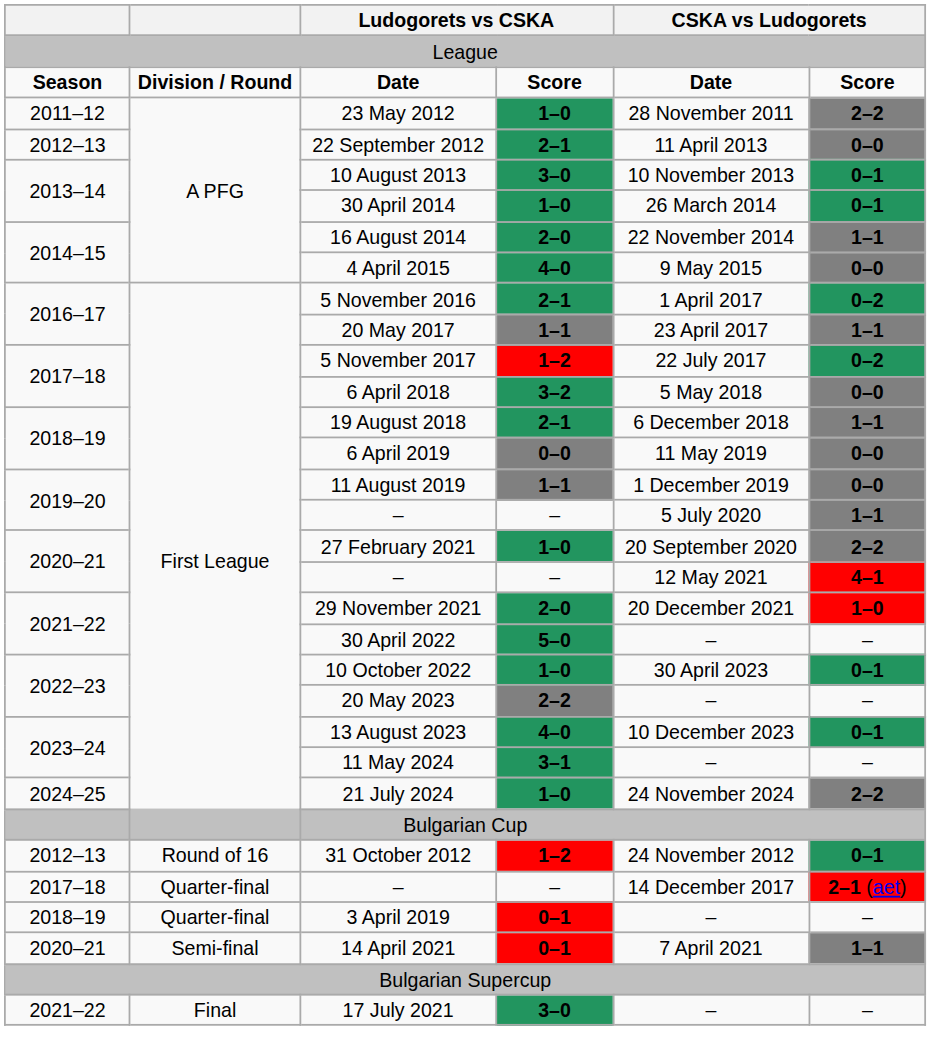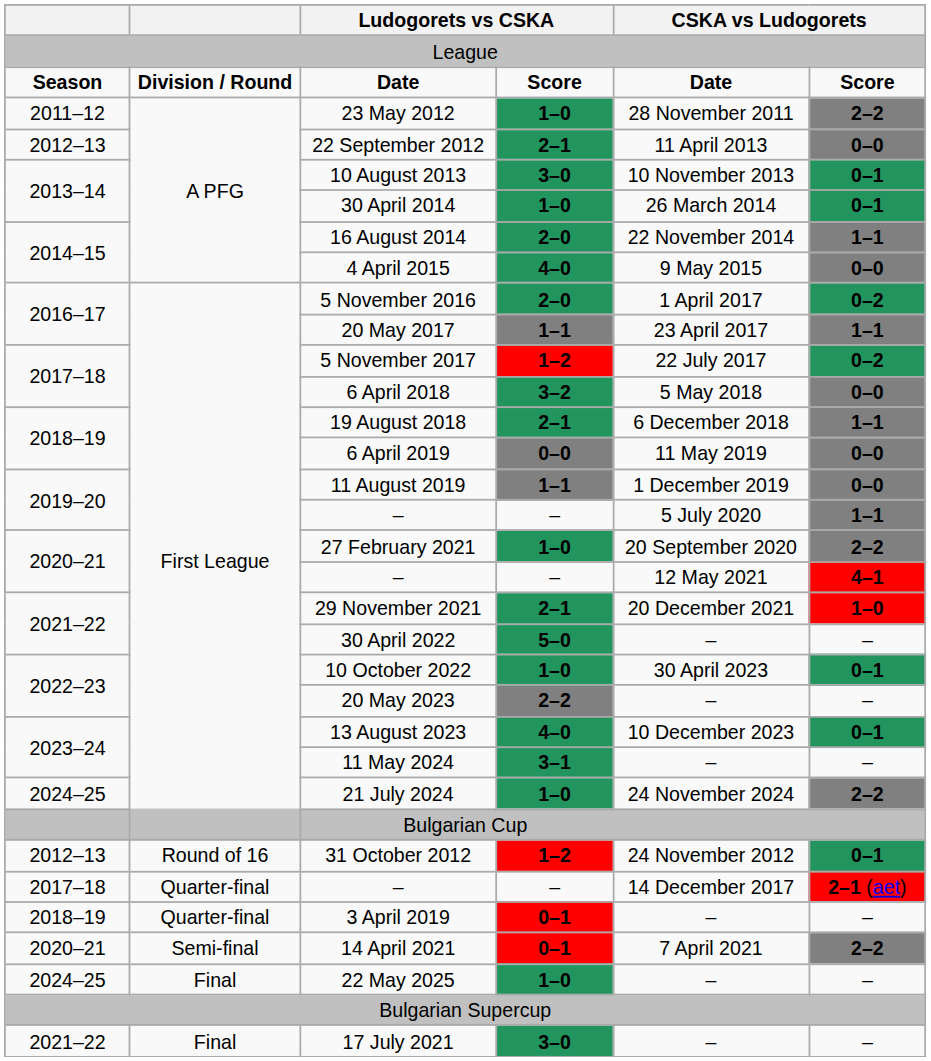(555, 299) 2–1 -> (555, 299) 2–0
(555, 608) 2–0 -> (555, 608) 2–1
(867, 948) 1–1 -> (867, 948) 2–2
+ row: (68, 979)
